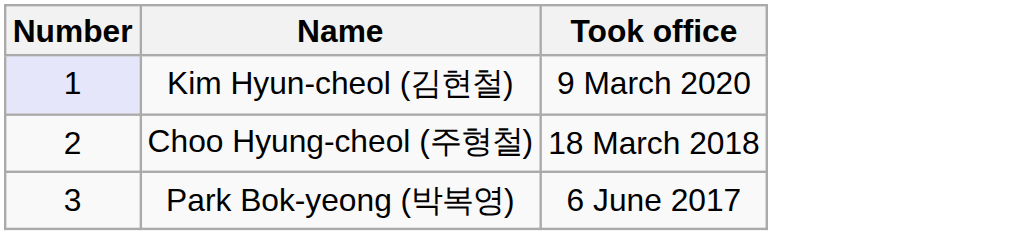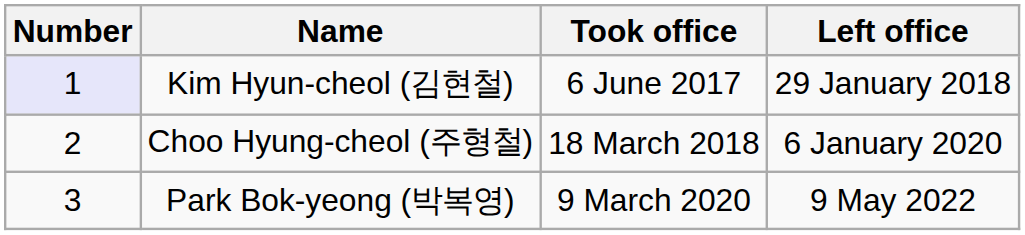+ column: (893, 31)
(654, 85) 9 March 2020 -> (654, 85) 6 June 2017
(654, 201) 6 June 2017 -> (654, 201) 9 March 2020
